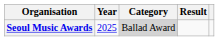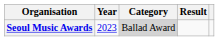(107, 28) 2025 -> (107, 28) 2023
